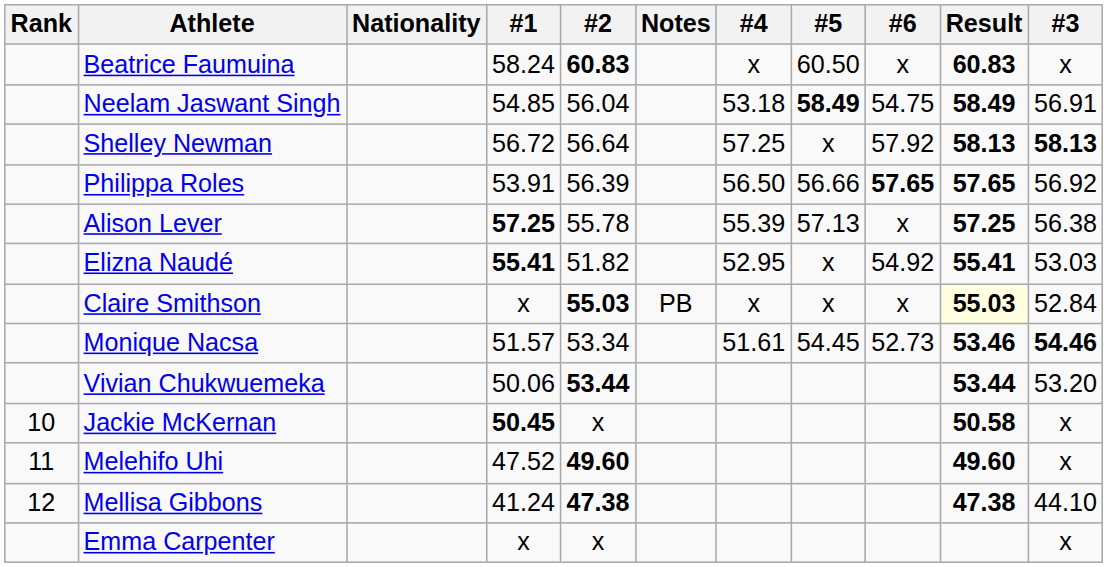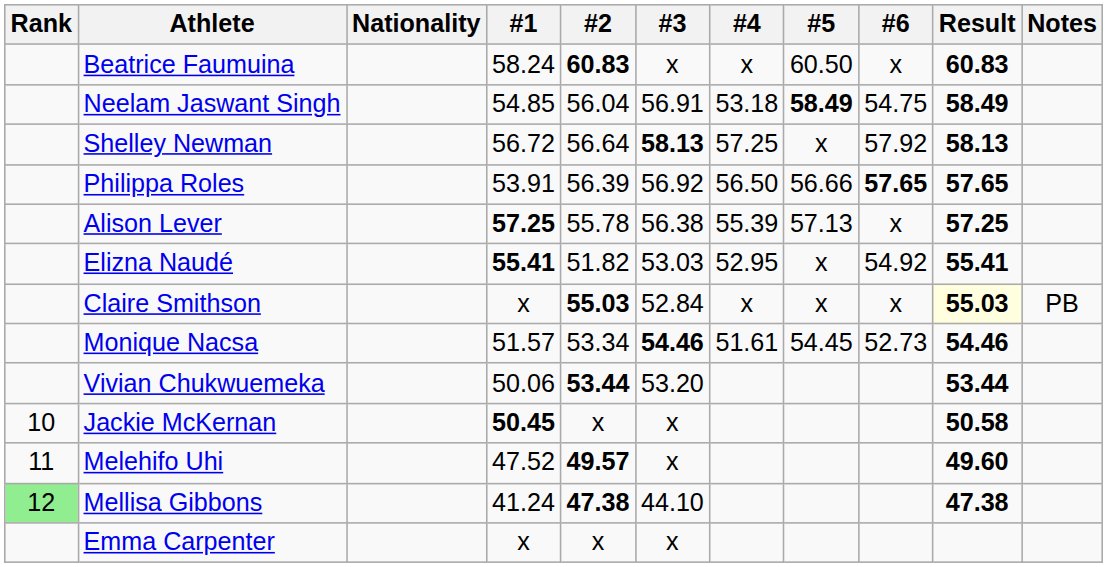columns swapped: (1066, 24) <-> (676, 24)
(984, 343) 53.46 -> (977, 343) 54.46
(598, 462) 49.60 -> (598, 462) 49.57
(41, 502) no background -> (41, 502) lightgreen background
